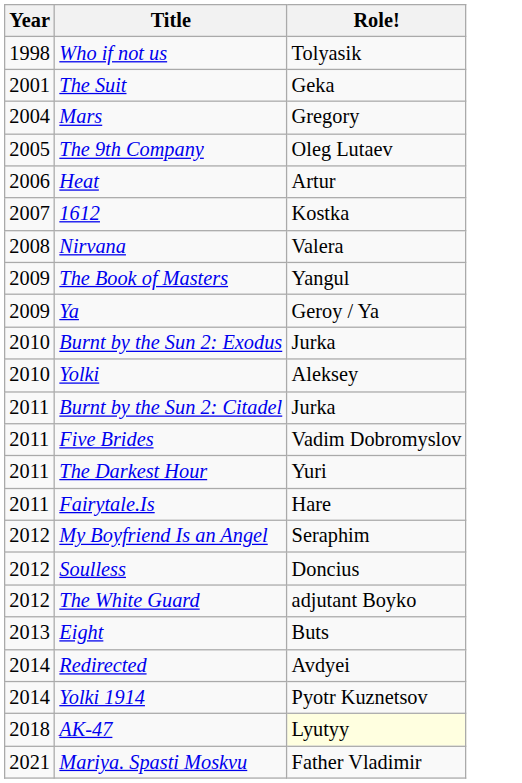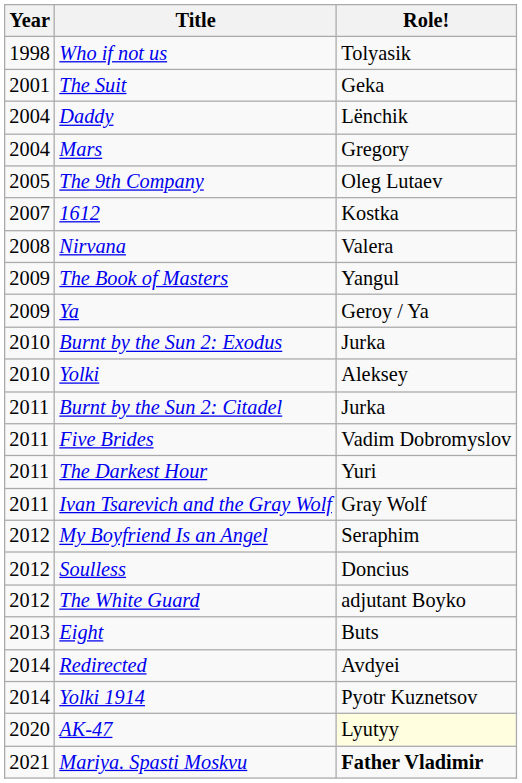+ row: (86, 117)
- row: (79, 181)
+ row: (196, 504)
- row: (107, 504)
(30, 729) 2018 -> (30, 729) 2020
(357, 761) normal -> (412, 761) bold
